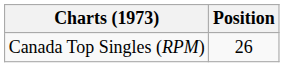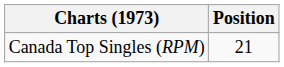(244, 47) 26 -> (244, 47) 21
